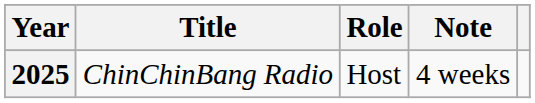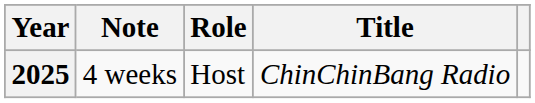columns swapped: (208, 27) <-> (463, 27)
